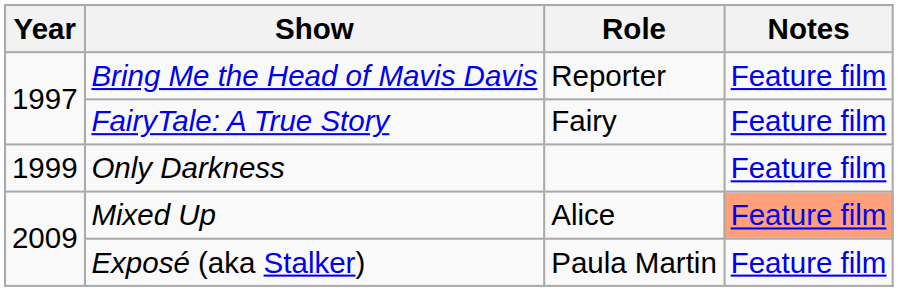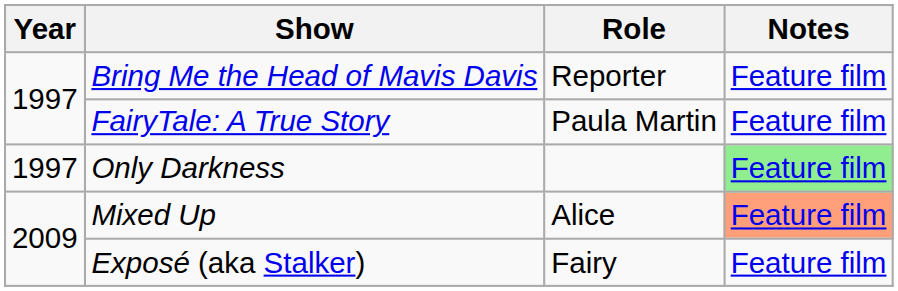(584, 122) Fairy -> (634, 122) Paula Martin
(45, 169) 1999 -> (45, 169) 1997
(809, 169) no background -> (809, 169) lightgreen background
(634, 262) Paula Martin -> (584, 262) Fairy
